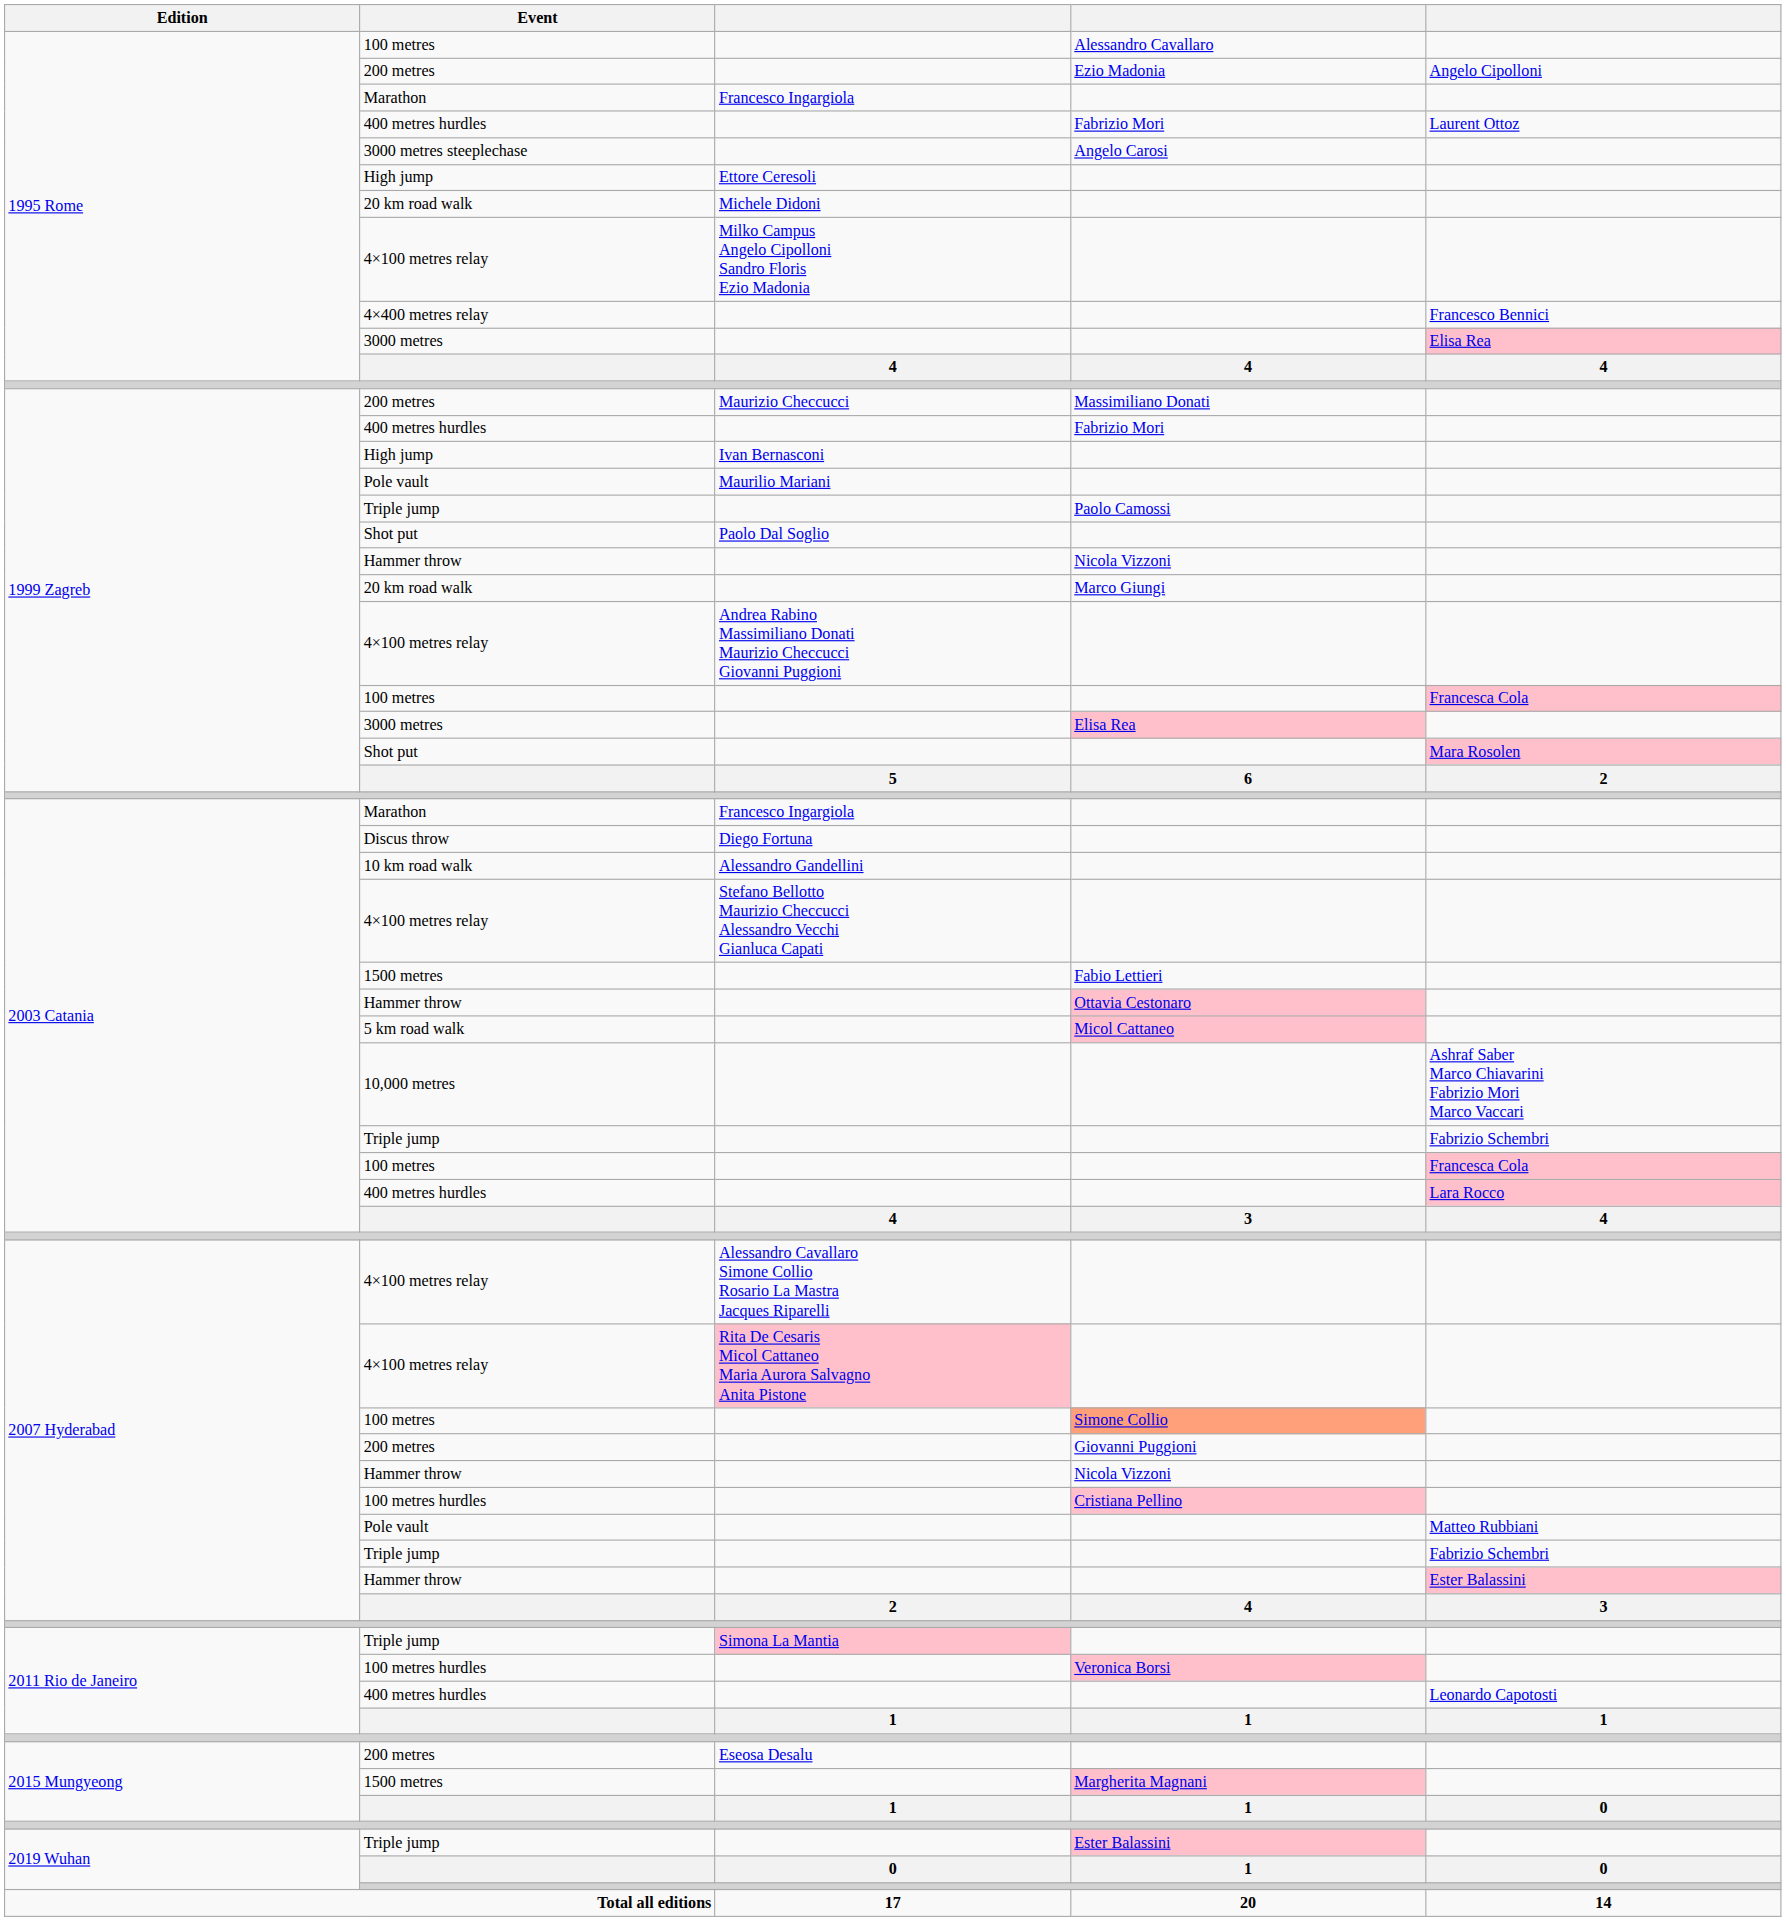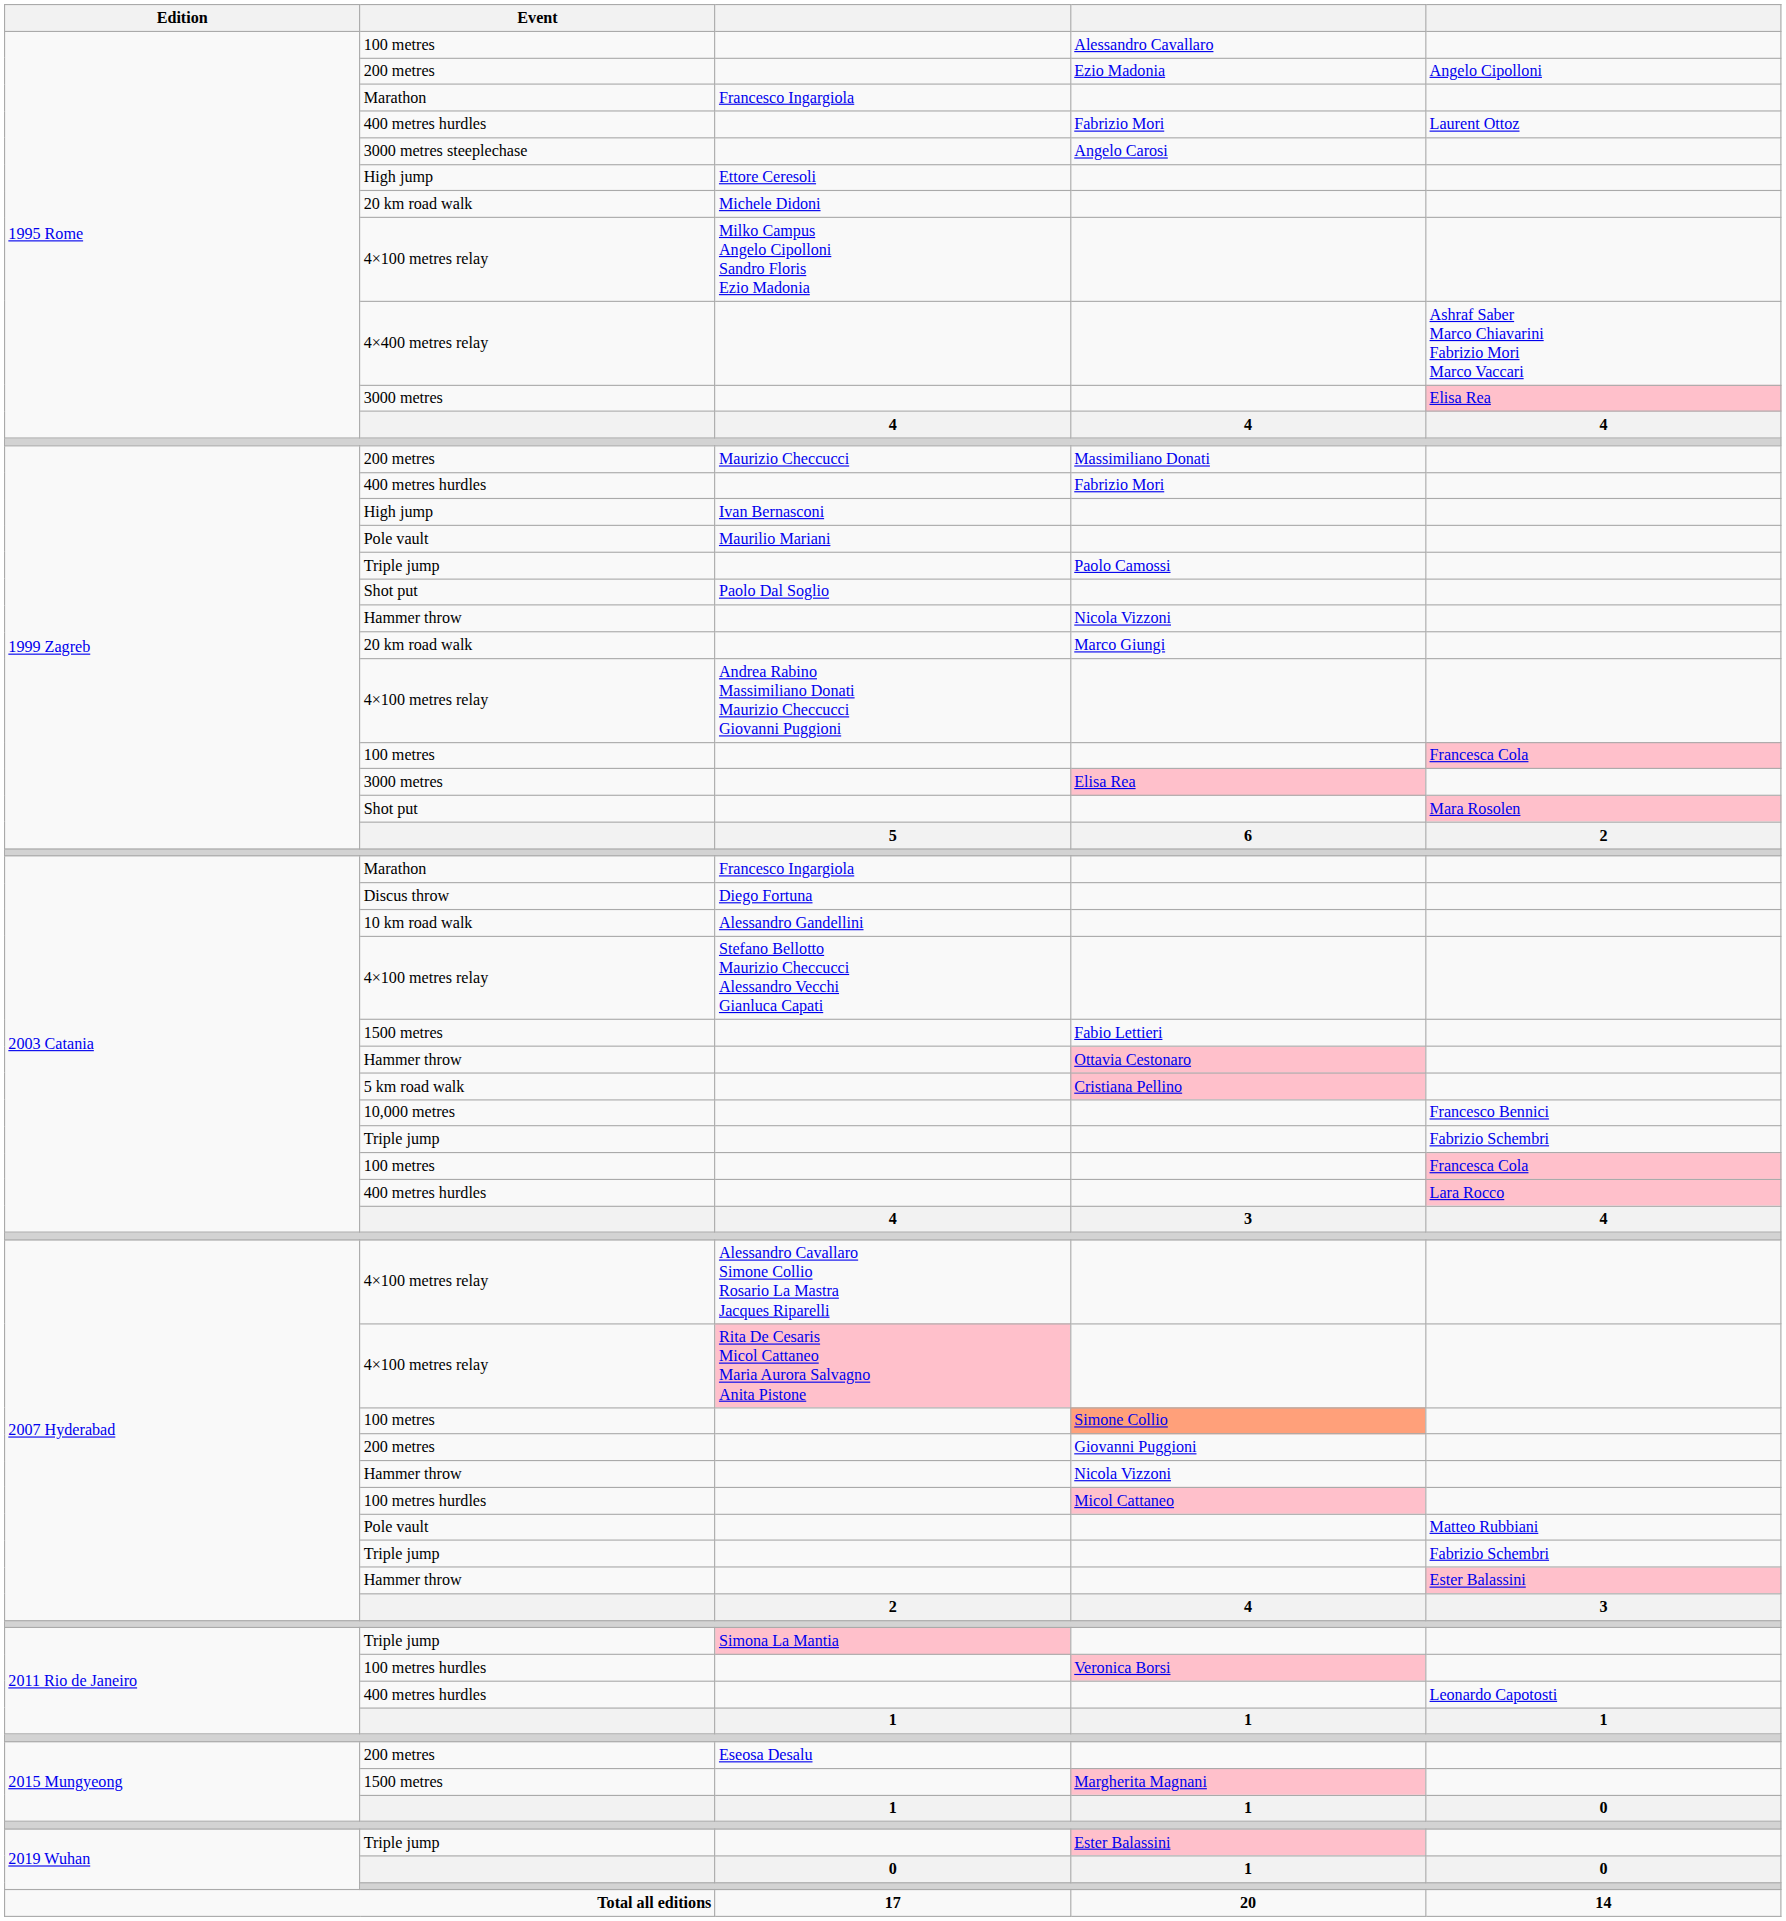(1489, 314) Francesco Bennici -> (1487, 343) Ashraf Saber Marco Chiavarini Fabrizio Mori Marco Vaccari
(1124, 1029) Micol Cattaneo -> (1128, 1086) Cristiana Pellino
(1487, 1084) Ashraf Saber Marco Chiavarini Fabrizio Mori Marco Vaccari -> (1489, 1112) Francesco Bennici
(1128, 1500) Cristiana Pellino -> (1124, 1500) Micol Cattaneo
